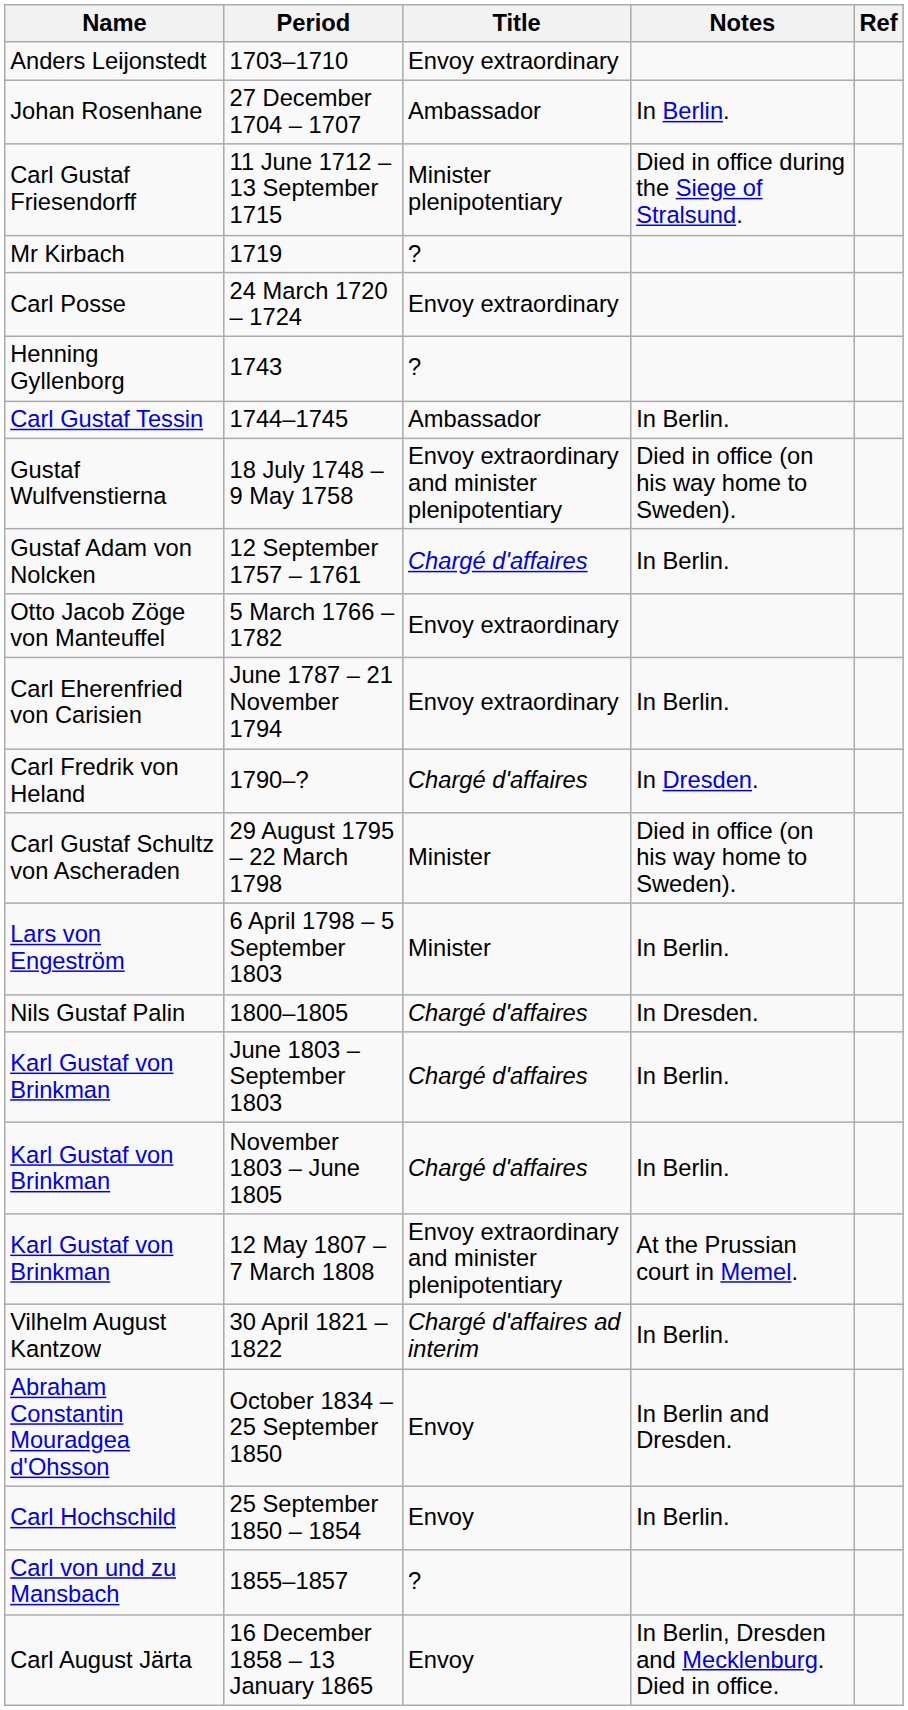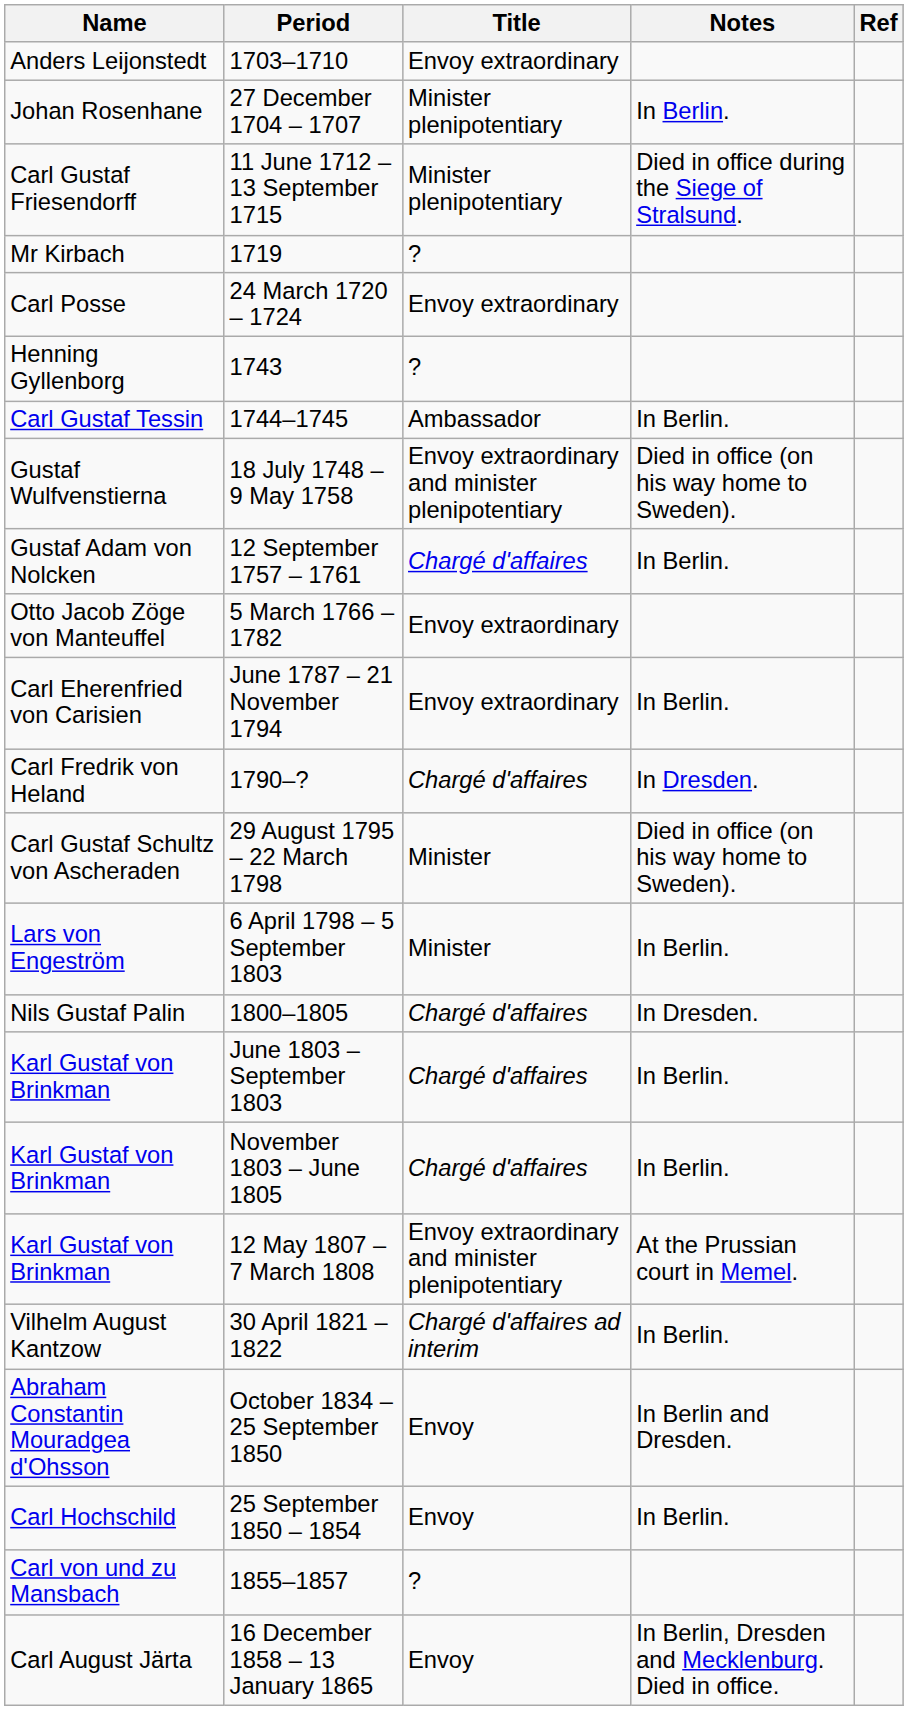(474, 111) Ambassador -> (485, 111) Minister plenipotentiary
